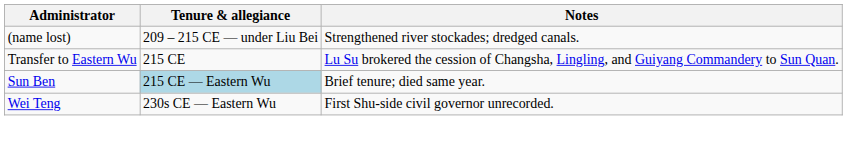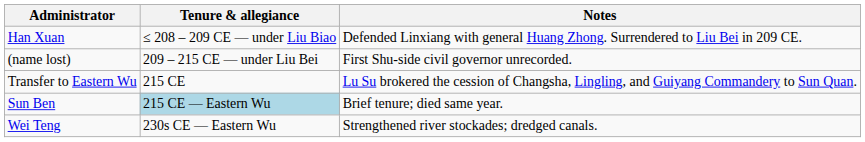+ row: (36, 37)
(452, 37) Strengthened river stockades; dredged canals. -> (457, 59) First Shu-side civil governor unrecorded.
(439, 103) First Shu-side civil governor unrecorded. -> (470, 125) Strengthened river stockades; dredged canals.
